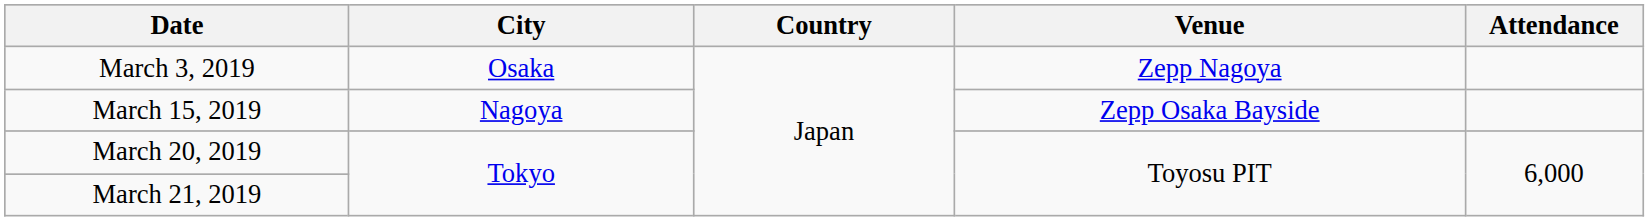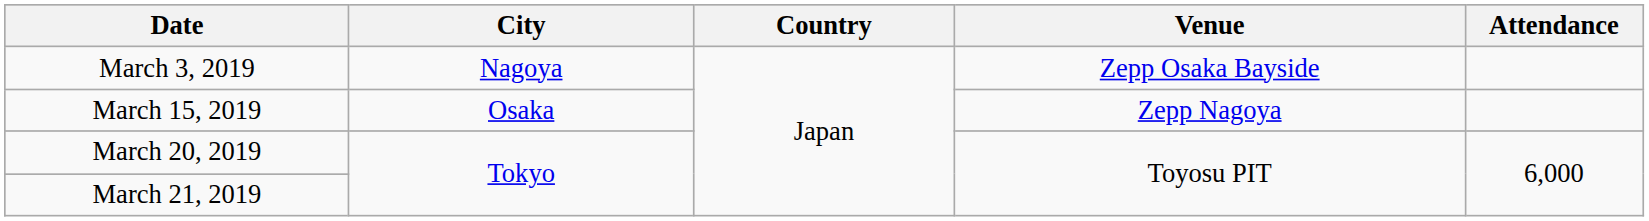(521, 67) Osaka -> (521, 67) Nagoya
(1210, 67) Zepp Nagoya -> (1210, 67) Zepp Osaka Bayside
(521, 109) Nagoya -> (521, 109) Osaka
(1210, 109) Zepp Osaka Bayside -> (1210, 109) Zepp Nagoya
